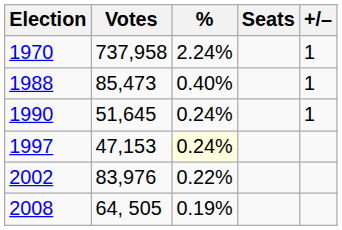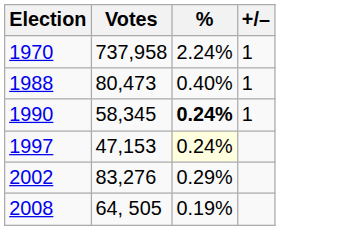- column: (268, 20)
(126, 83) 85,473 -> (126, 83) 80,473
(126, 114) 51,645 -> (126, 114) 58,345
(205, 114) normal -> (205, 114) bold
(126, 177) 83,976 -> (126, 177) 83,276
(205, 177) 0.22% -> (205, 177) 0.29%
